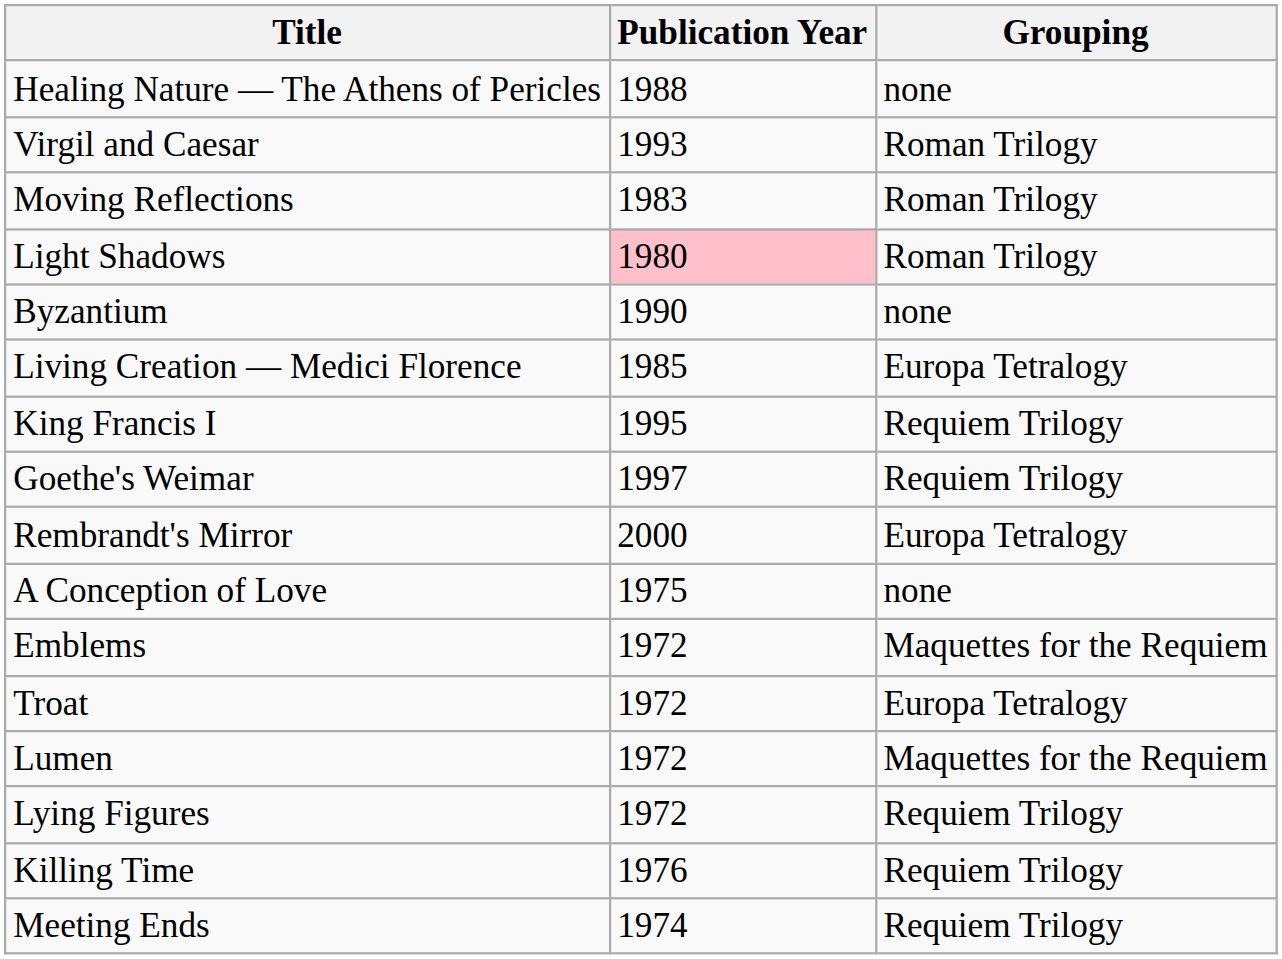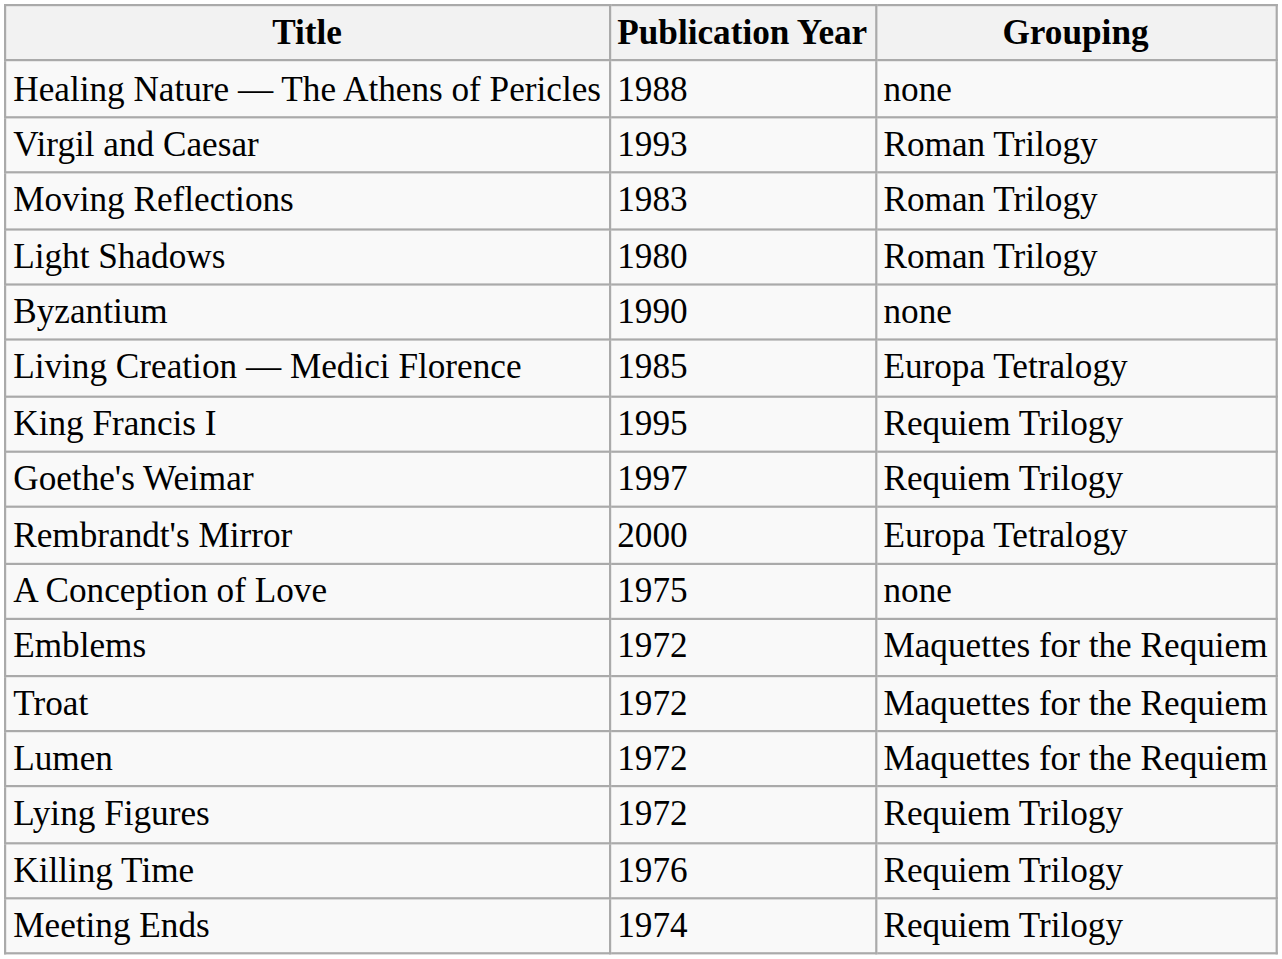(652, 255) pink background -> (652, 255) no background
(1006, 702) Europa Tetralogy -> (1076, 702) Maquettes for the Requiem
